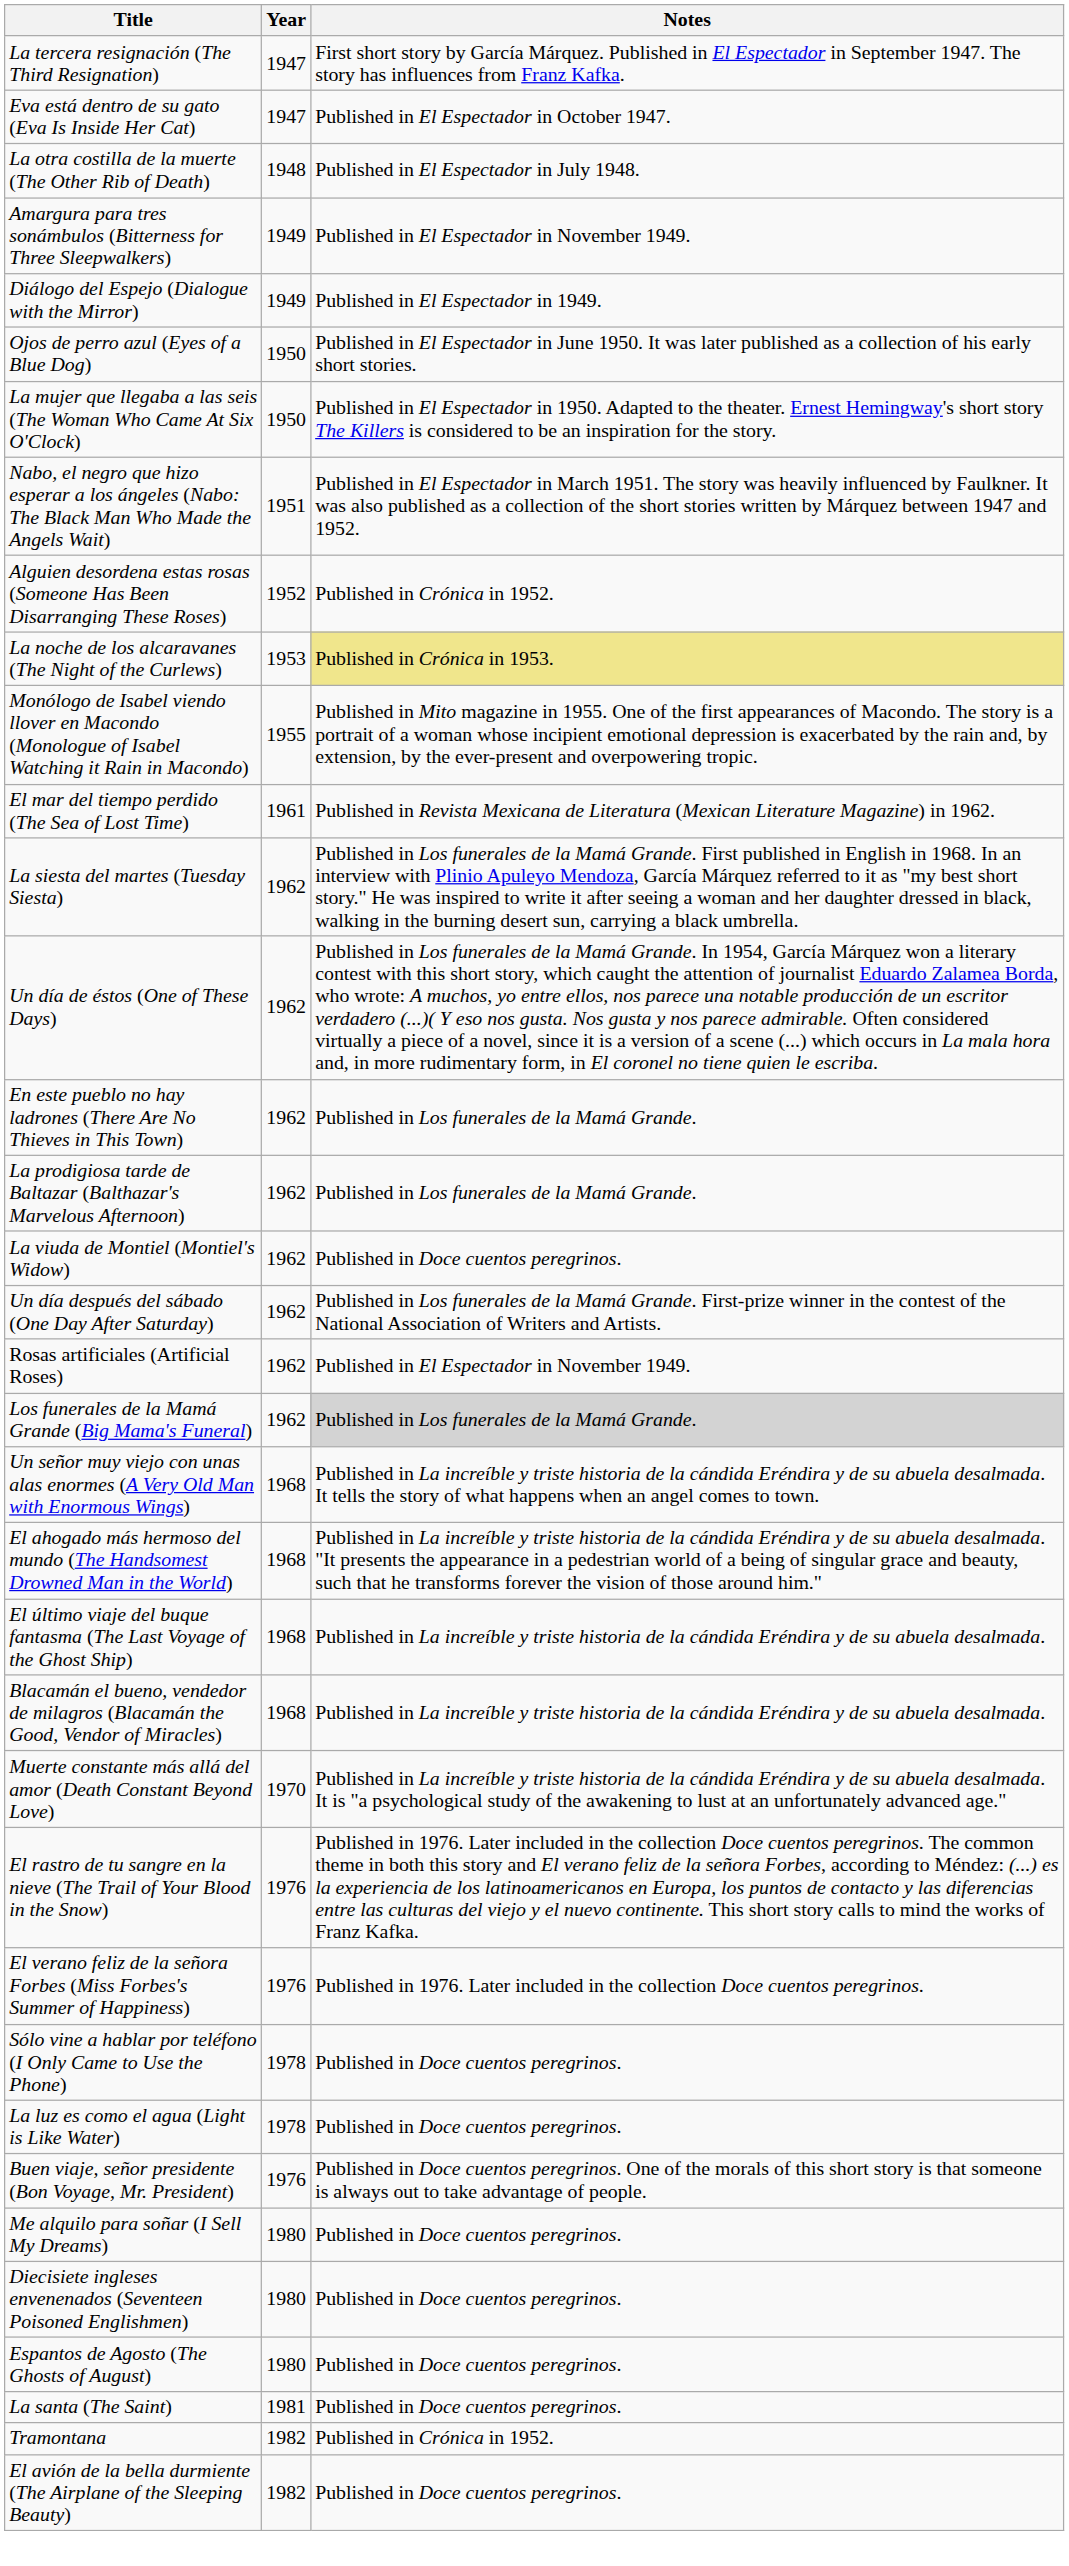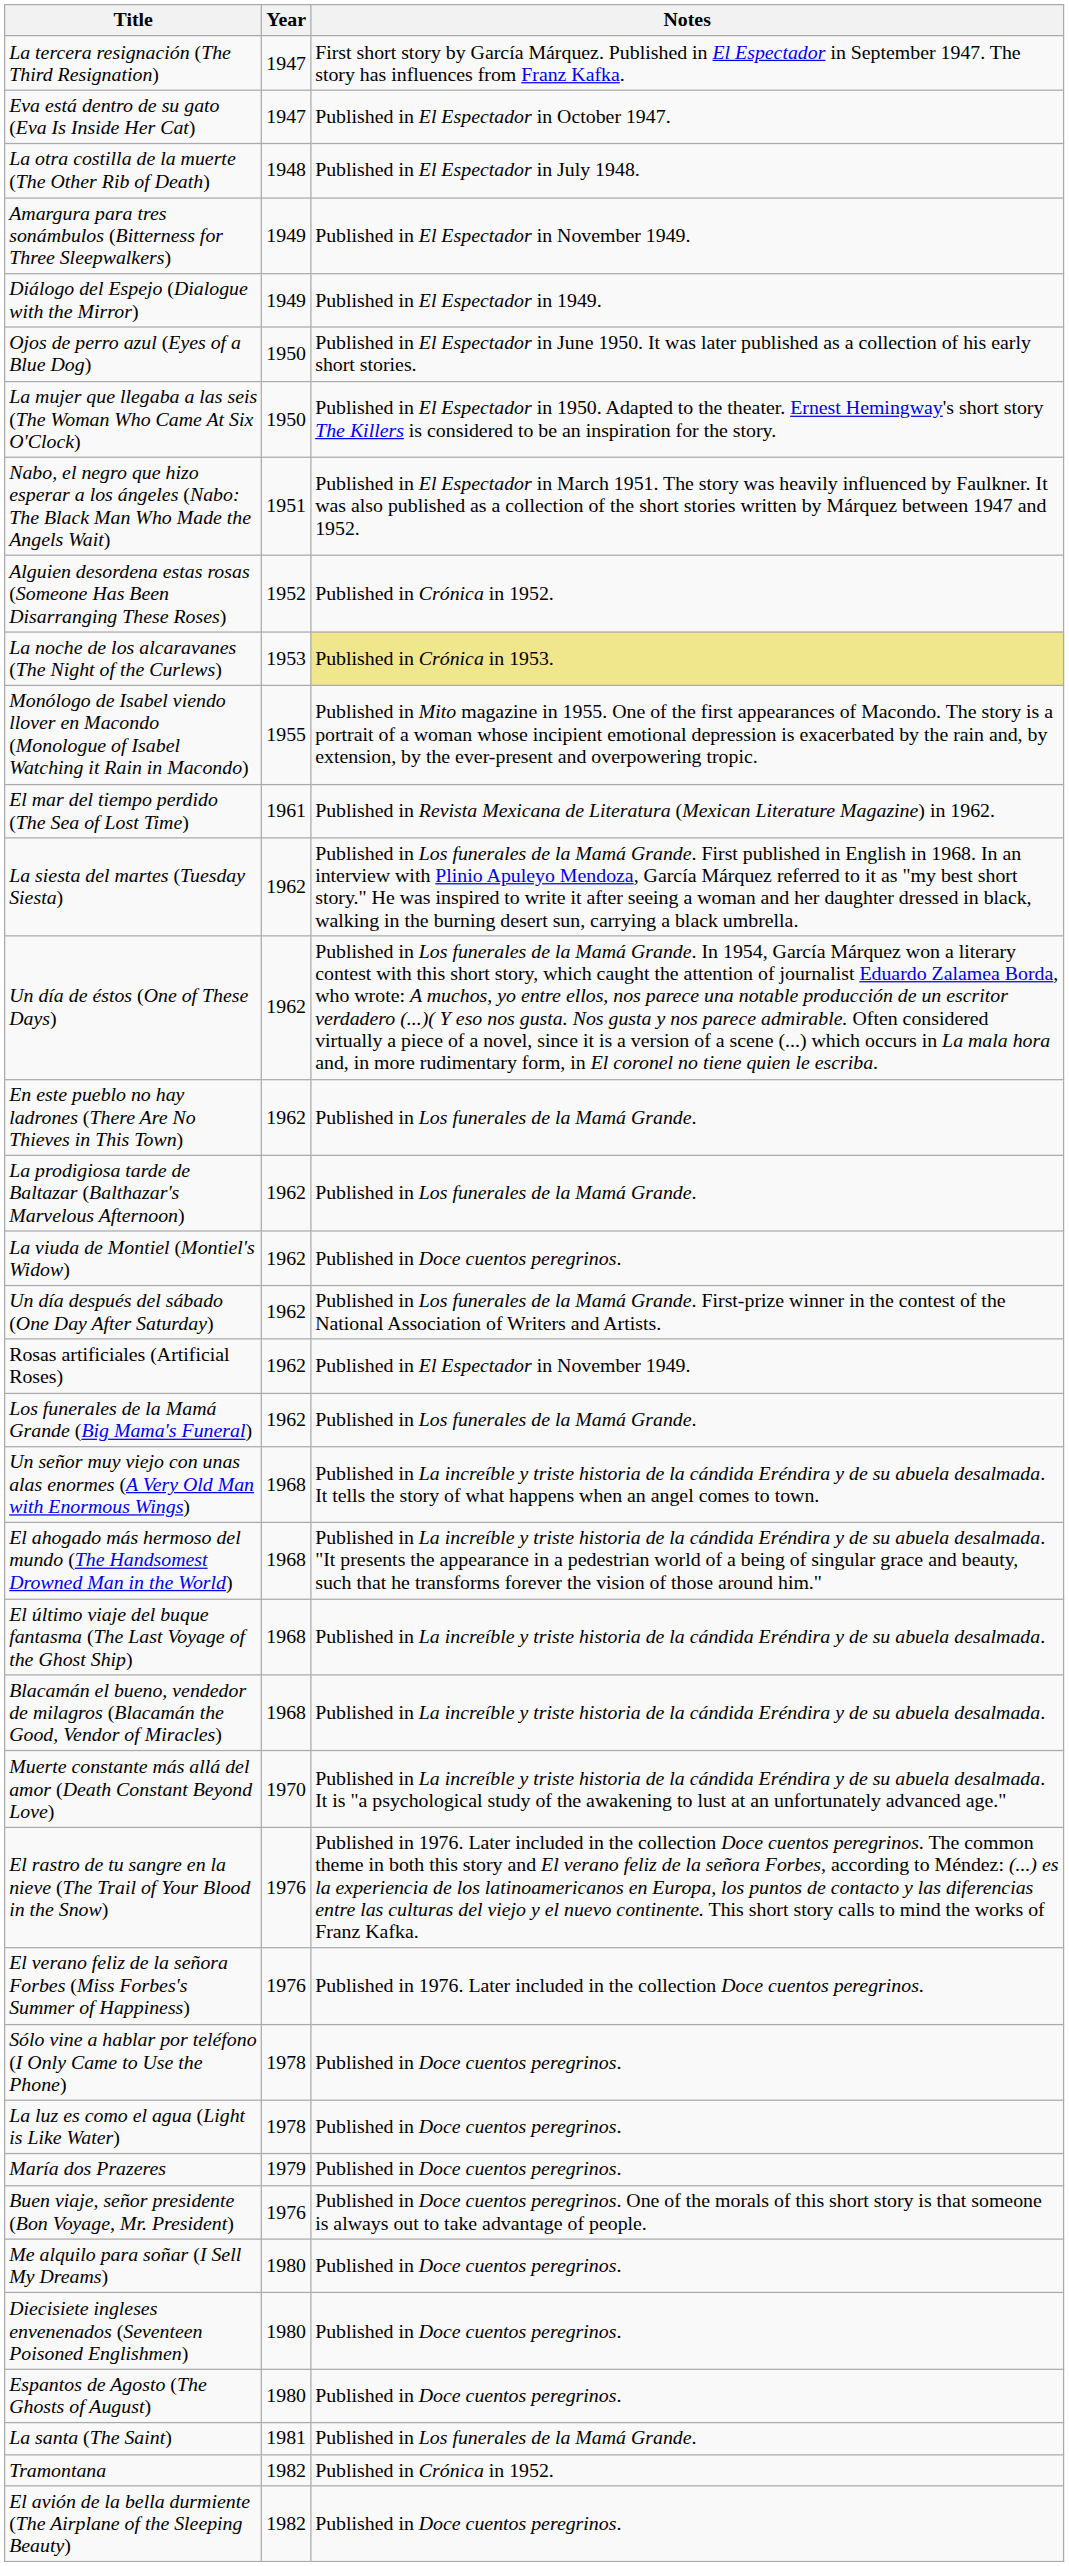(506, 1419) lightgrey background -> (506, 1419) no background
+ row: (88, 2169)
(468, 2406) Published in Doce cuentos peregrinos. -> (506, 2438) Published in Los funerales de la Mamá Grande.
